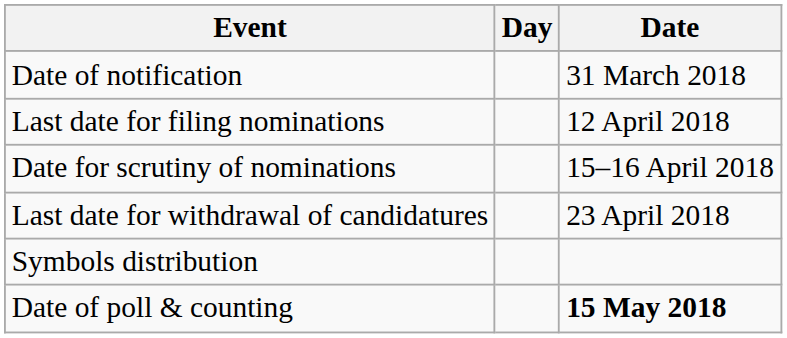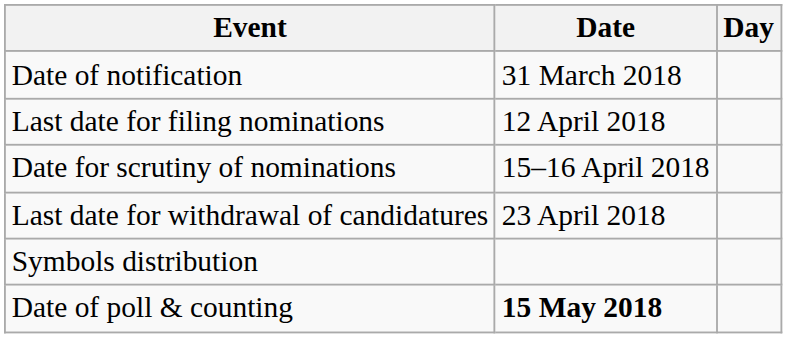columns swapped: (670, 27) <-> (527, 27)
